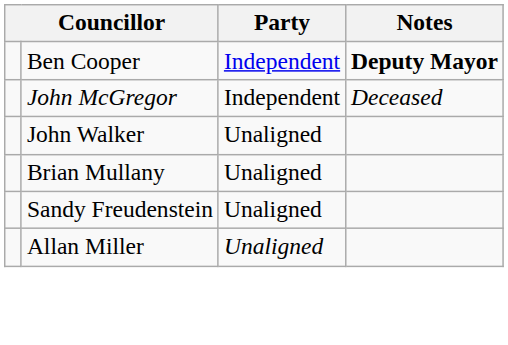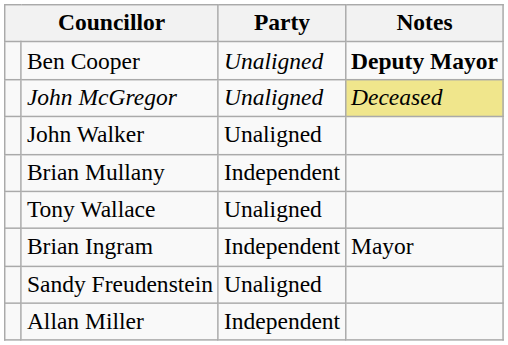(282, 60) Independent -> (274, 60) Unaligned
(282, 97) Independent -> (274, 97) Unaligned
(397, 97) no background -> (397, 97) khaki background
(273, 172) Unaligned -> (282, 172) Independent
+ row: (91, 209)
+ row: (90, 246)
(274, 246) Unaligned -> (282, 321) Independent
